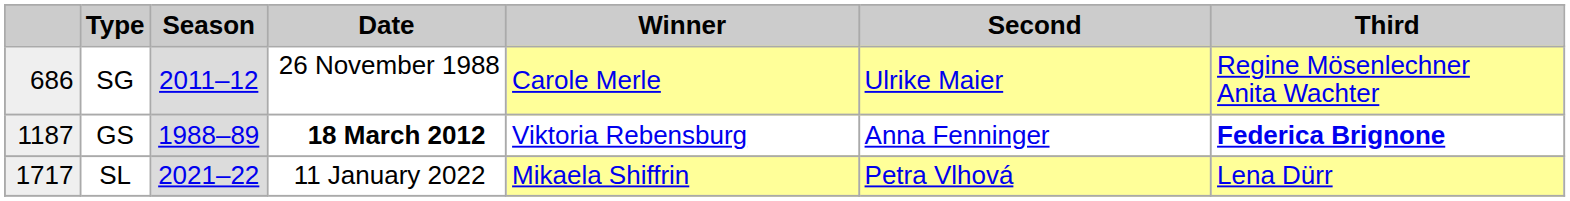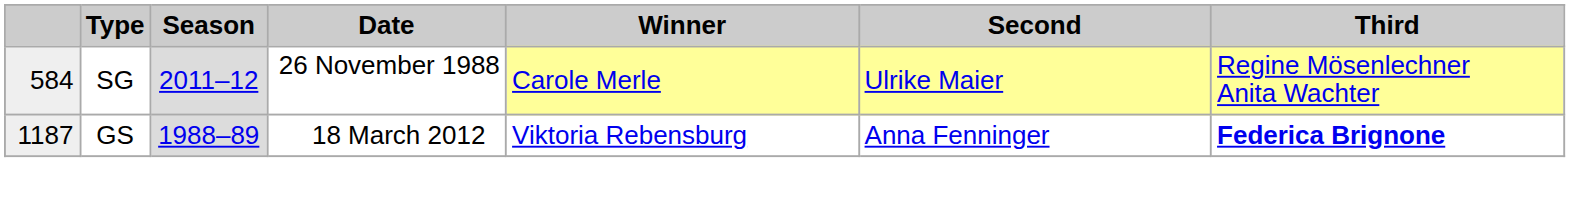(52, 80) 686 -> (52, 80) 584
(404, 135) bold -> (406, 135) normal
- row: (115, 175)
